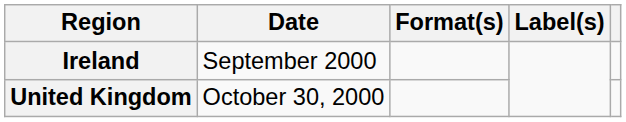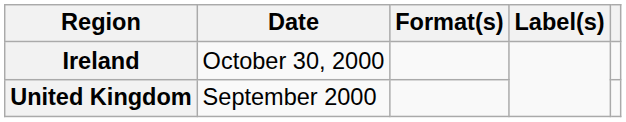(290, 60) September 2000 -> (293, 60) October 30, 2000
(293, 97) October 30, 2000 -> (290, 97) September 2000
